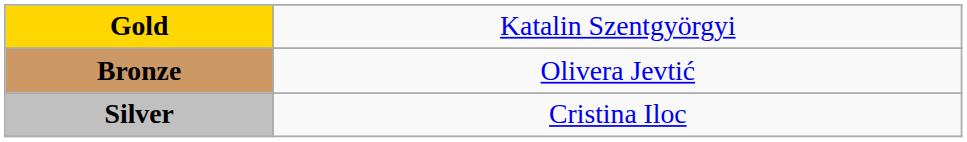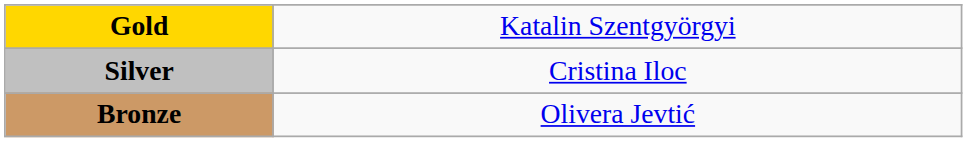rows swapped: (139, 114) <-> (139, 70)
